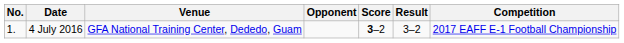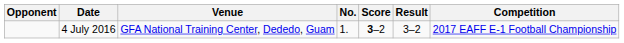columns swapped: (15, 12) <-> (332, 12)
